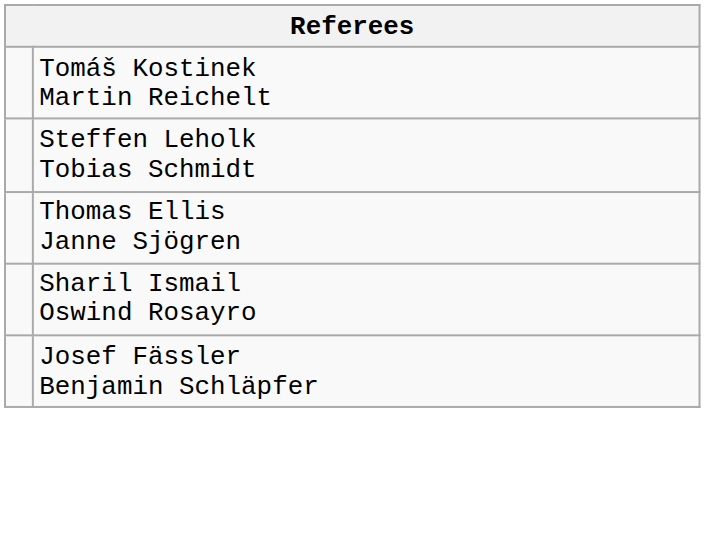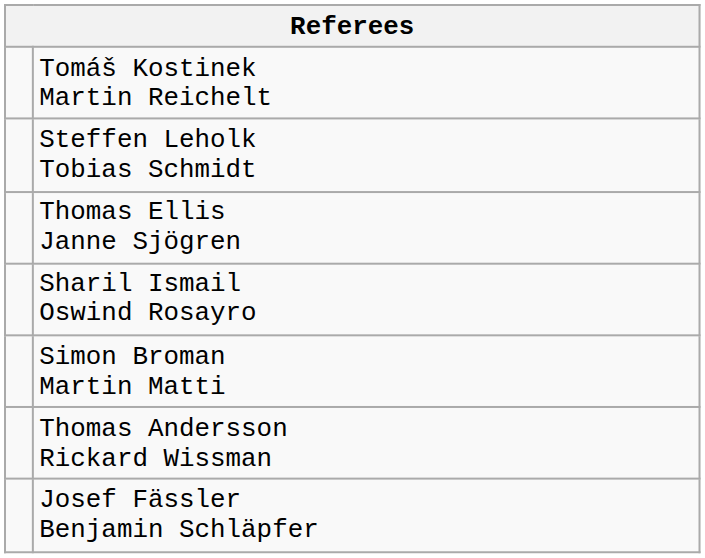+ row: (132, 371)
+ row: (163, 443)
